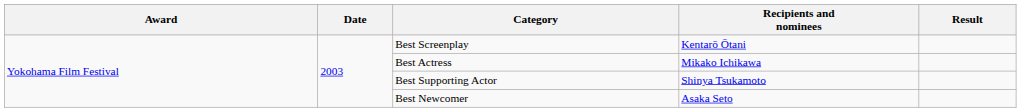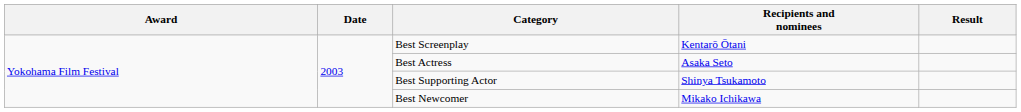(721, 62) Mikako Ichikawa -> (707, 62) Asaka Seto
(707, 98) Asaka Seto -> (721, 98) Mikako Ichikawa
